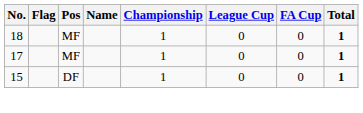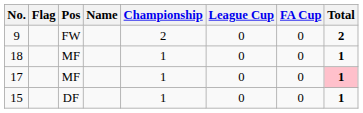+ row: (17, 35)
(341, 56) no background -> (341, 77) pink background
